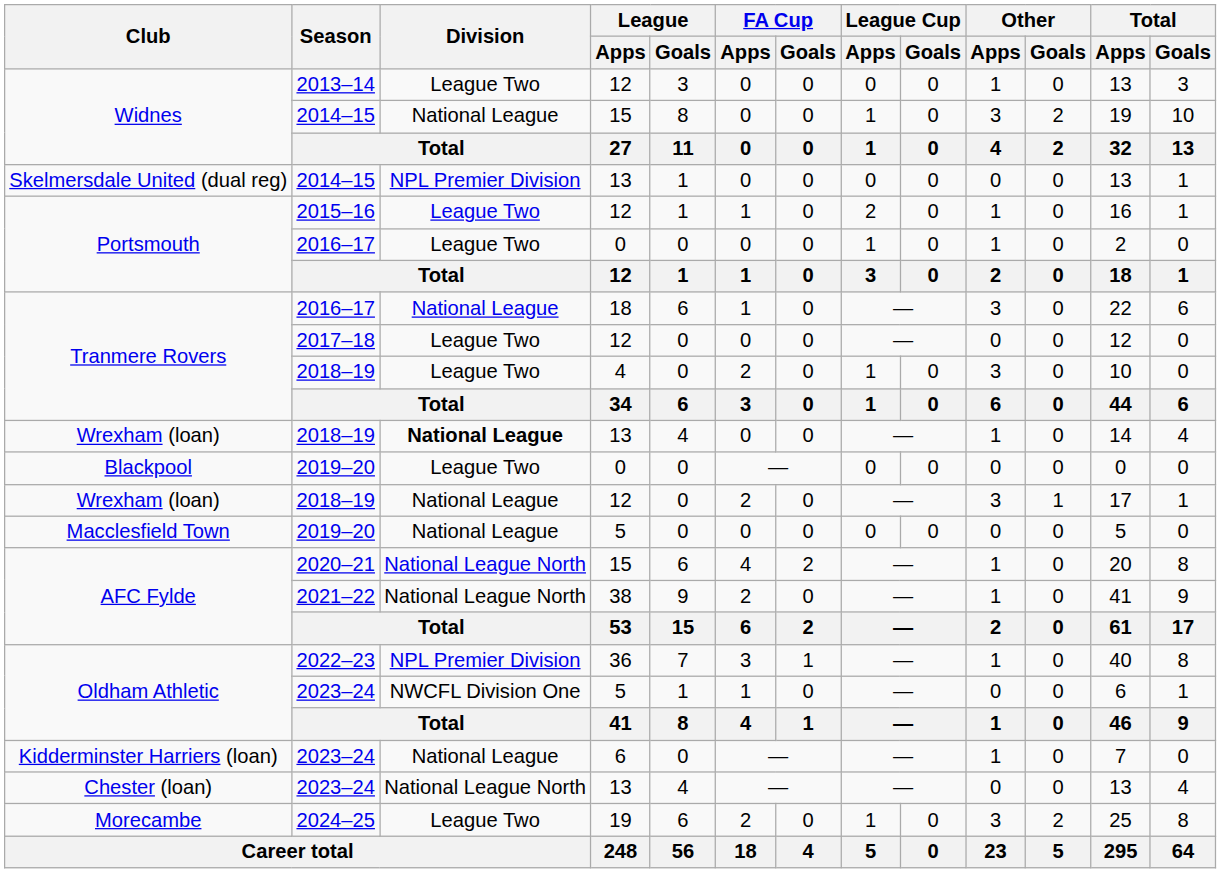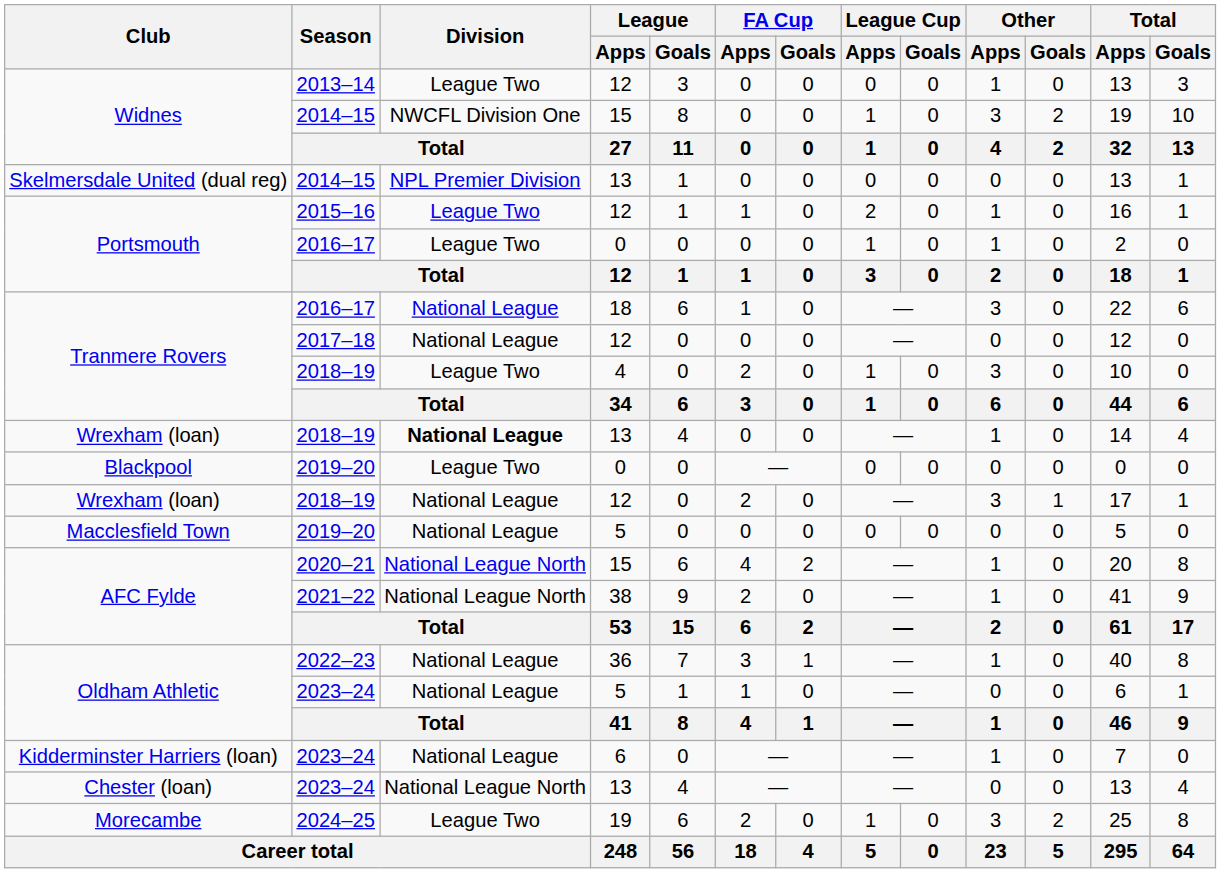(485, 116) National League -> (485, 116) NWCFL Division One
(485, 340) League Two -> (485, 340) National League
(485, 659) NPL Premier Division -> (485, 659) National League
(485, 691) NWCFL Division One -> (485, 691) National League
